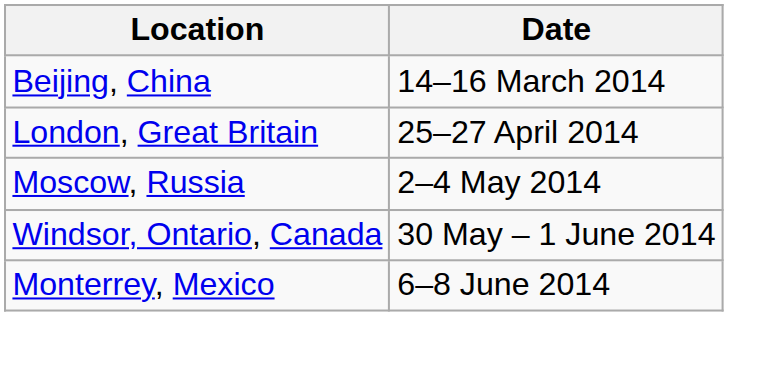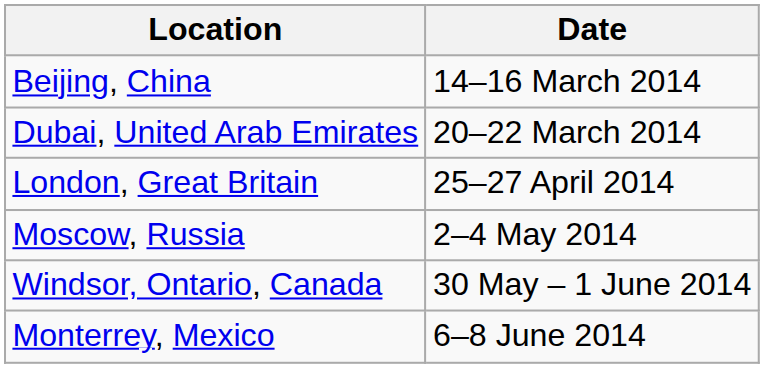+ row: (215, 132)
